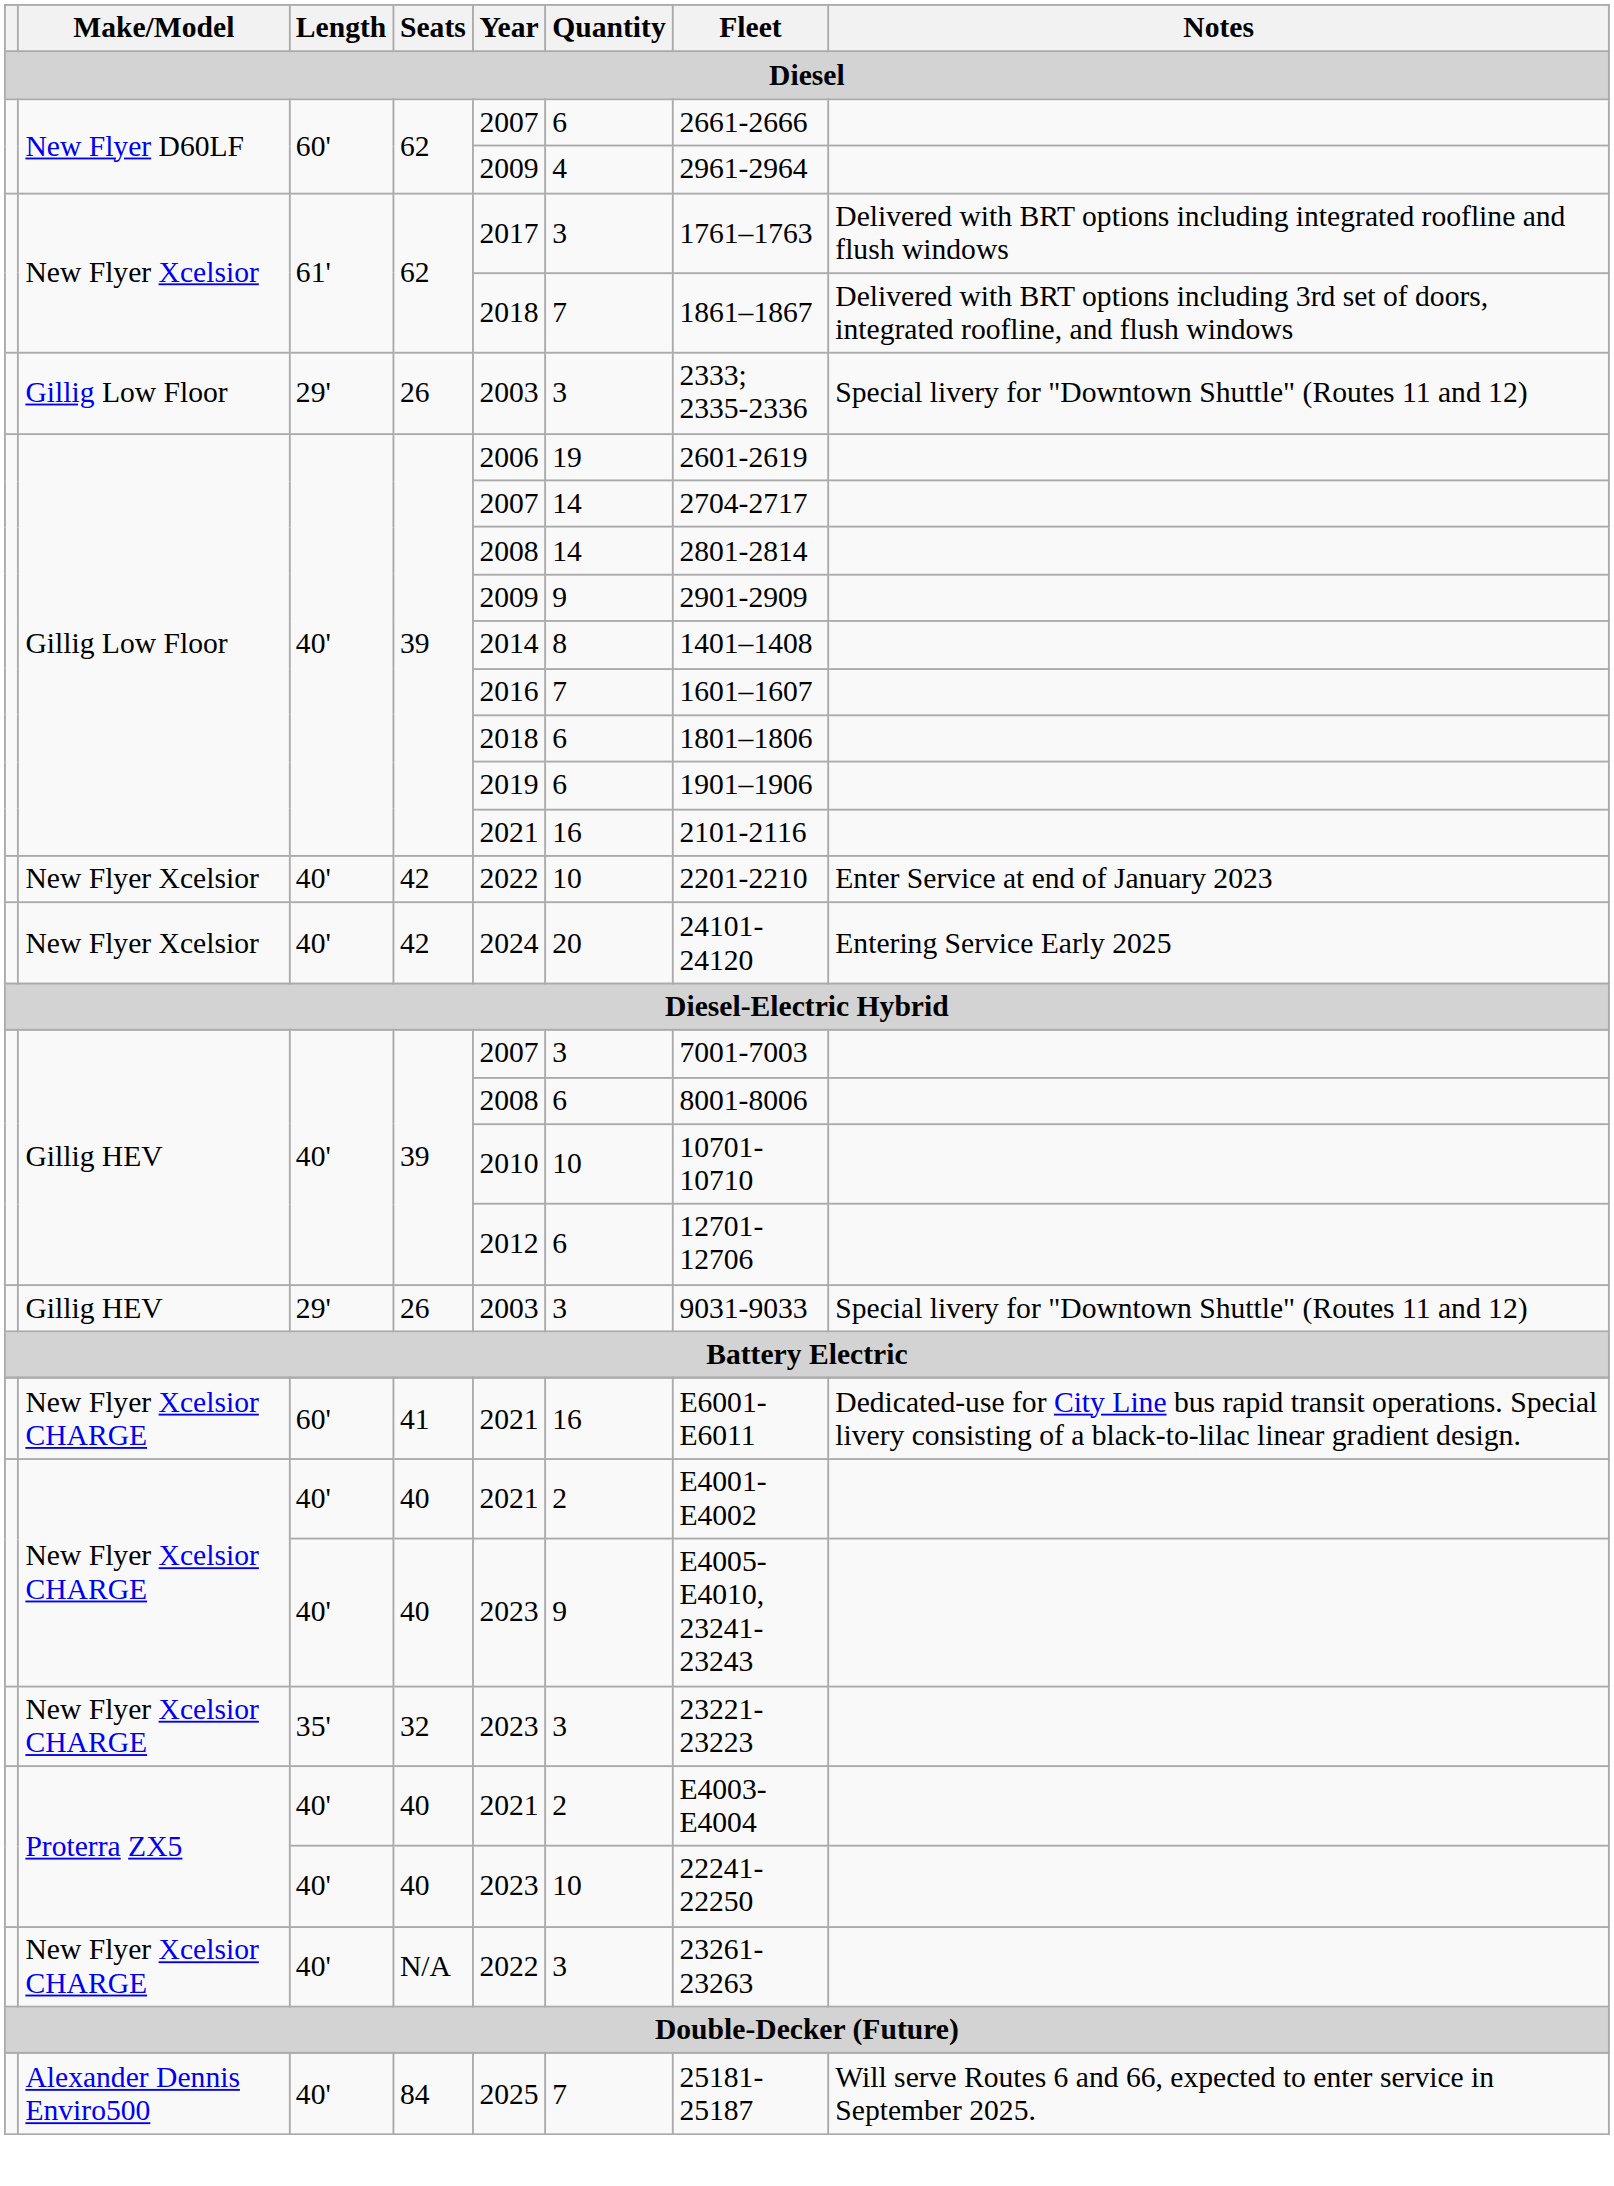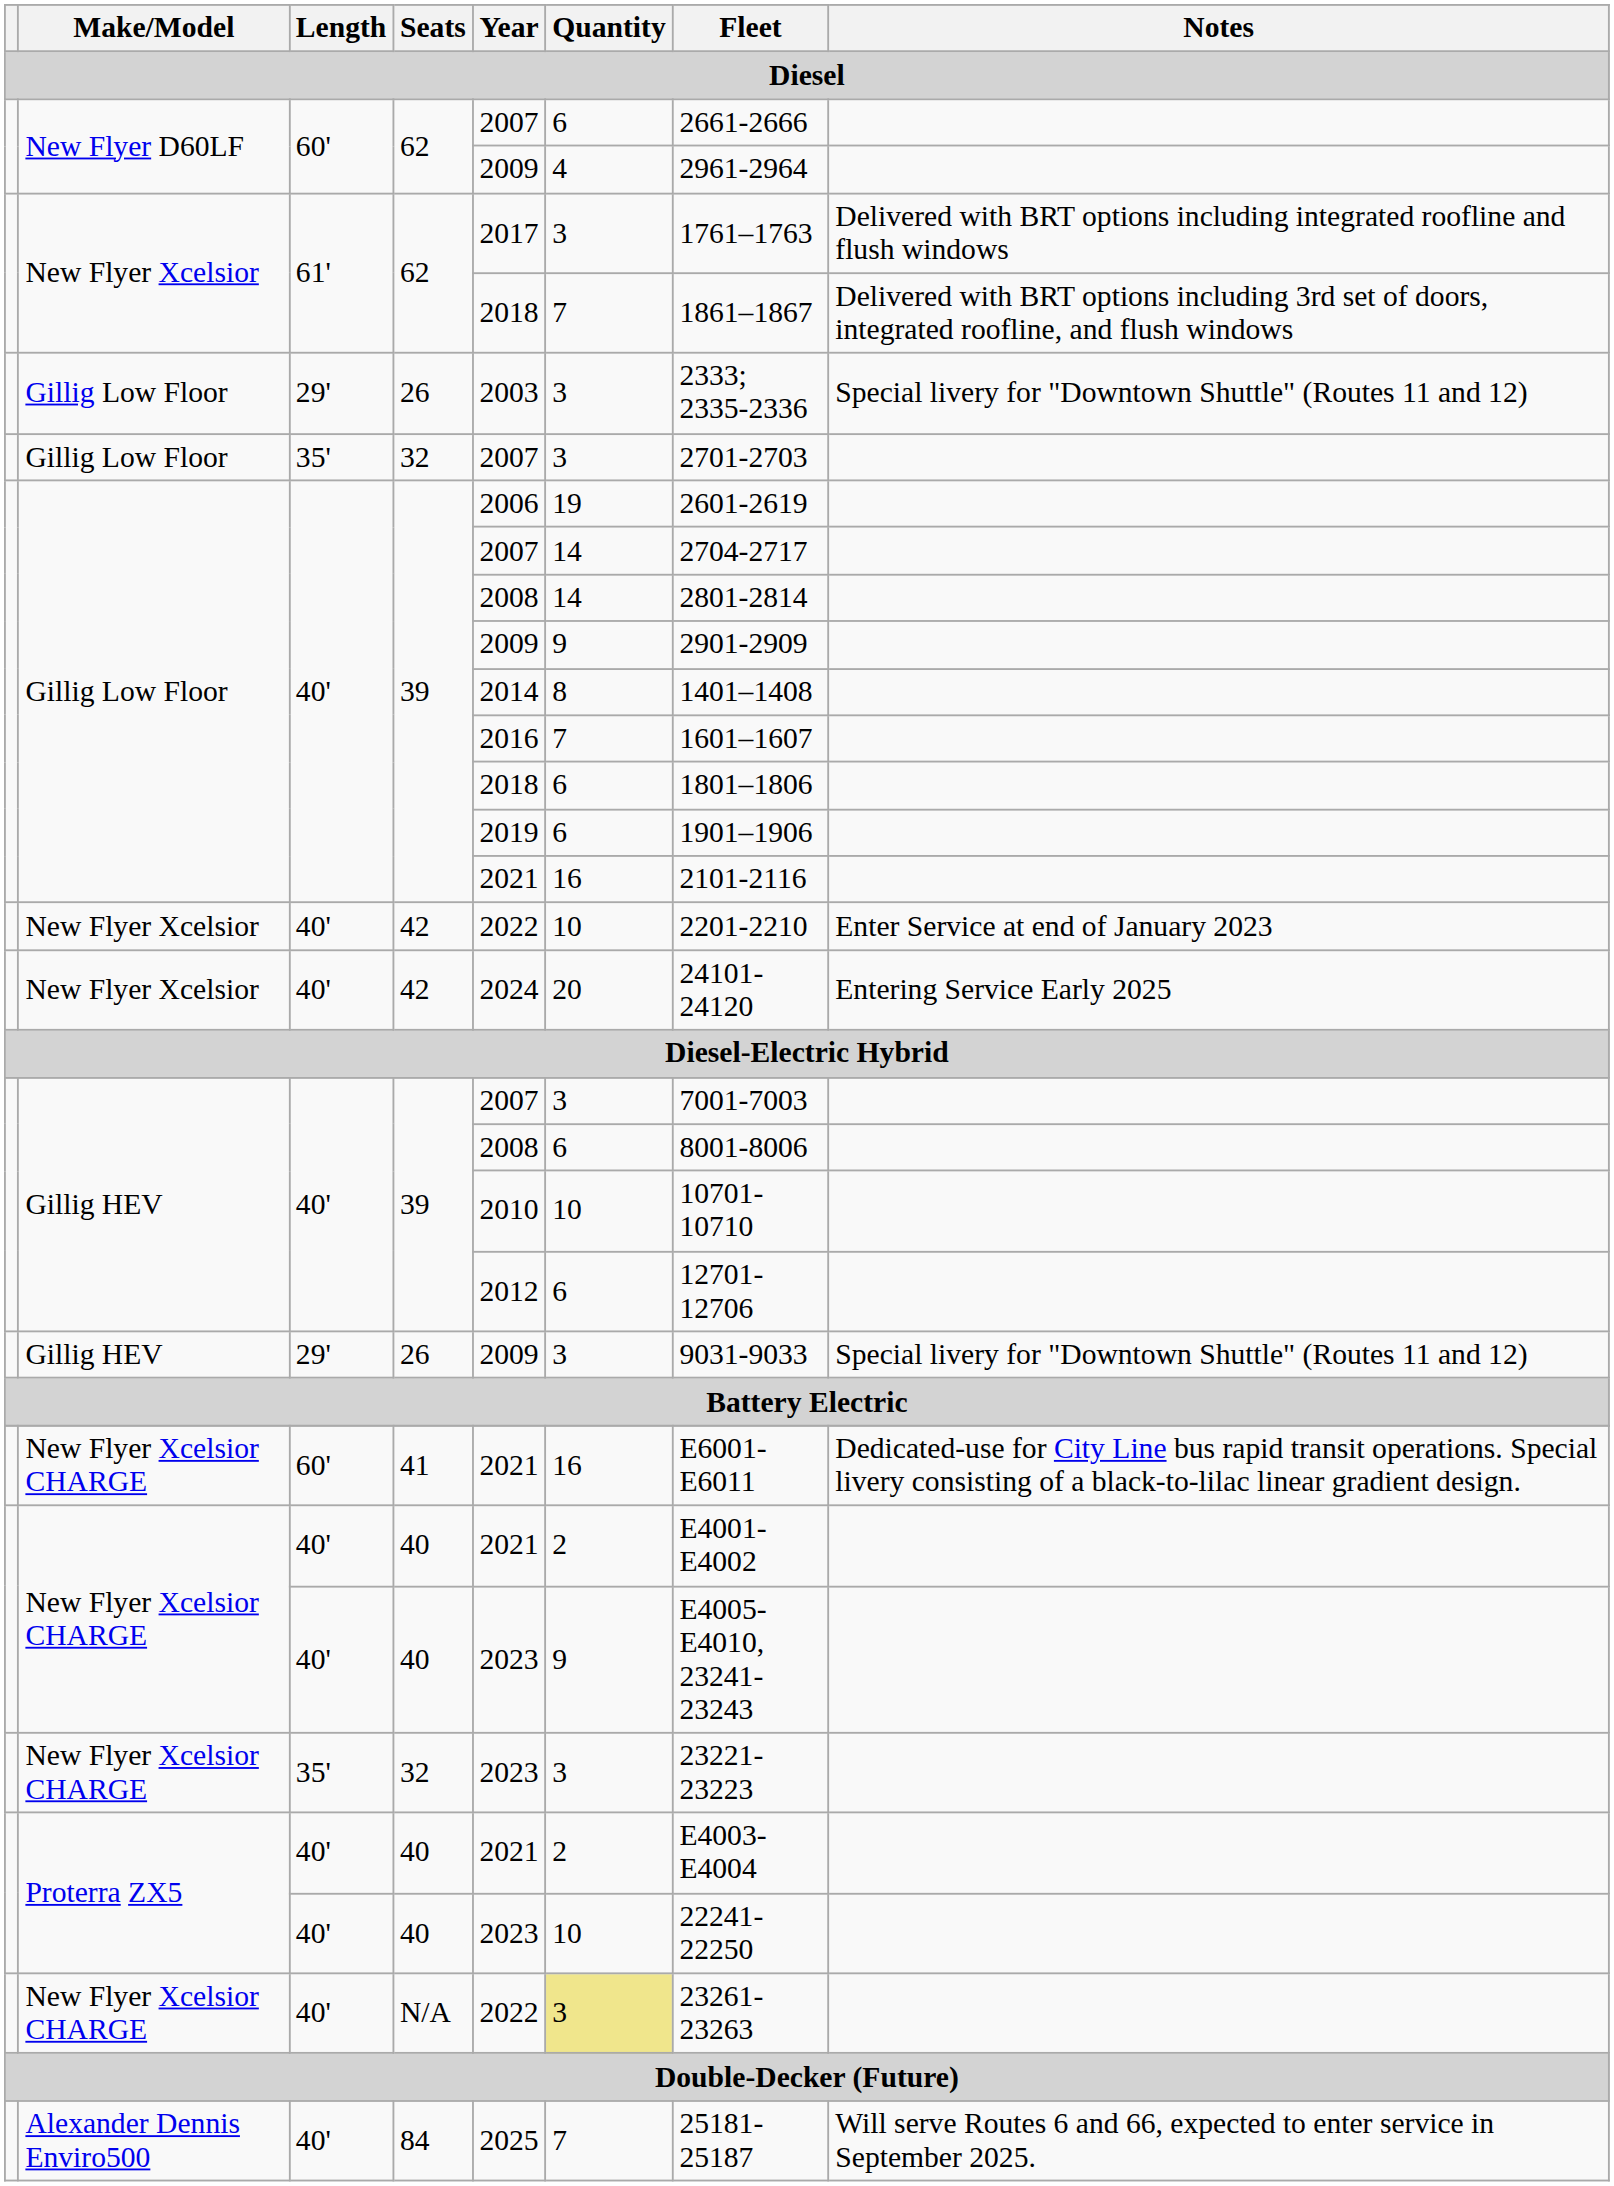+ row: (127, 456)
(509, 1307) 2003 -> (509, 1354) 2009
(560, 1966) no background -> (560, 2013) khaki background
